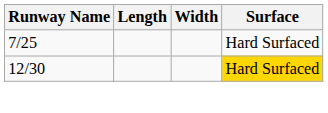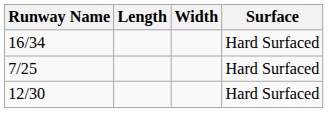+ row: (27, 42)
(272, 68) gold background -> (272, 94) no background
